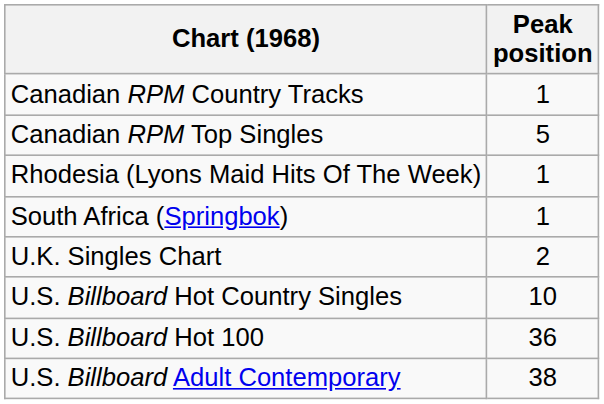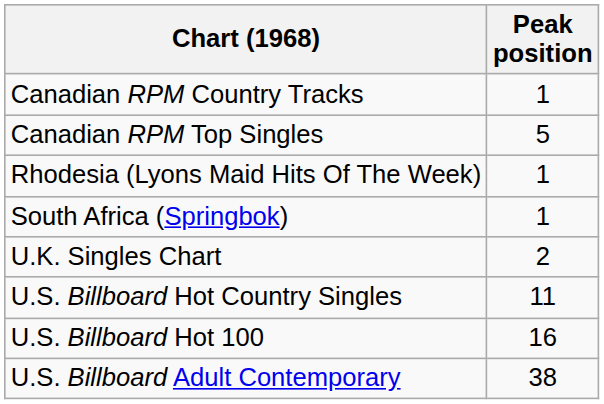(543, 297) 10 -> (543, 297) 11
(543, 337) 36 -> (543, 337) 16
